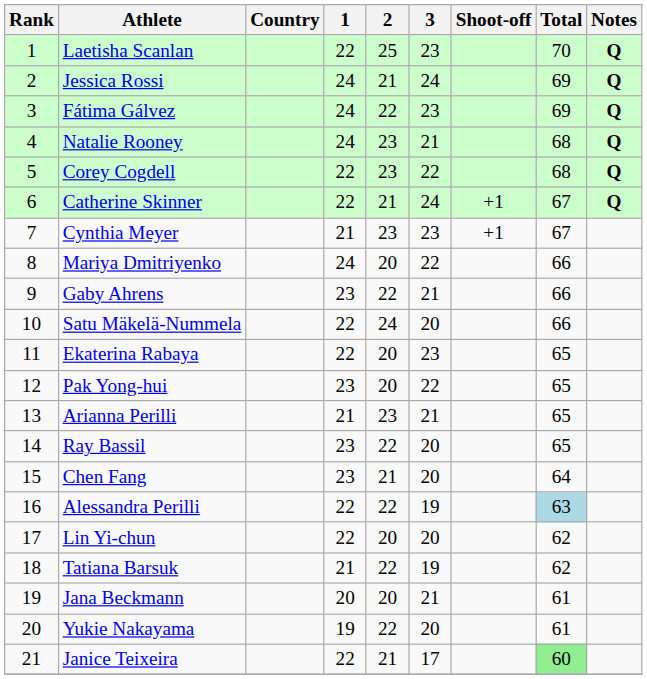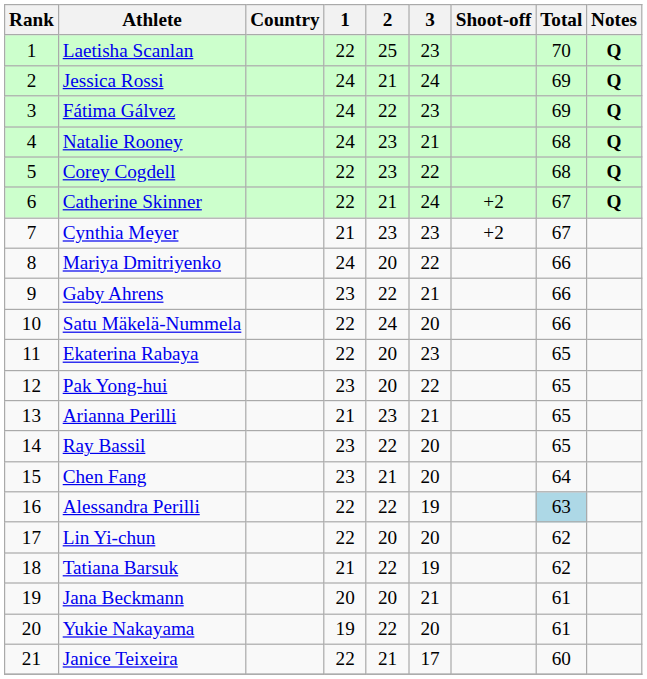(494, 202) +1 -> (494, 202) +2
(494, 232) +1 -> (494, 232) +2
(561, 659) lightgreen background -> (561, 659) no background
